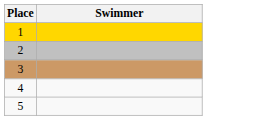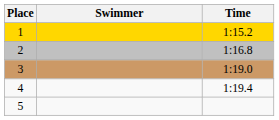+ column: (238, 13)
